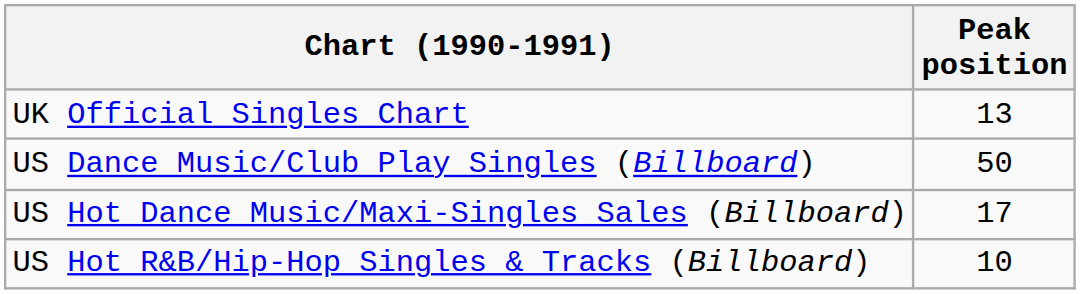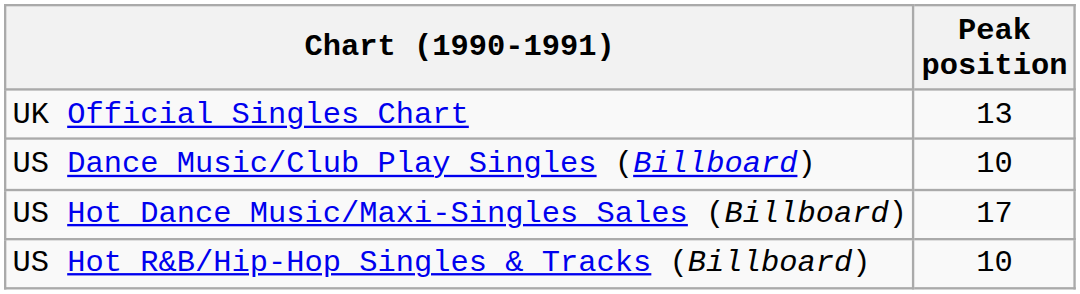(994, 164) 50 -> (994, 164) 10
